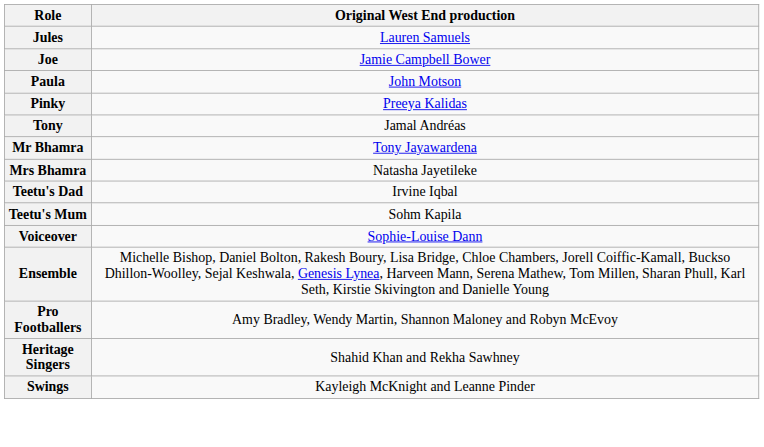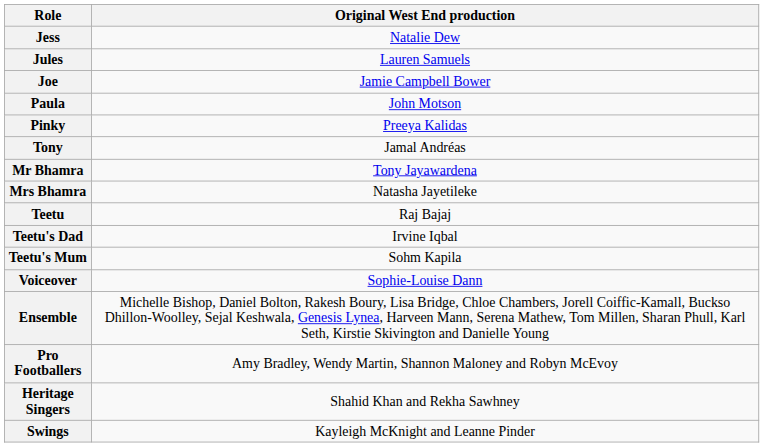+ row: (48, 37)
+ row: (48, 214)
